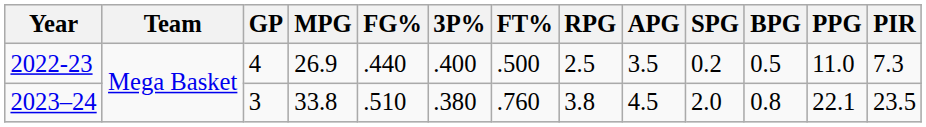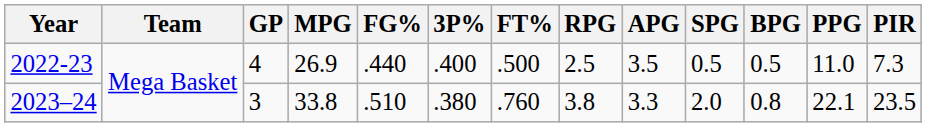(706, 63) 0.2 -> (706, 63) 0.5
(643, 102) 4.5 -> (643, 102) 3.3
